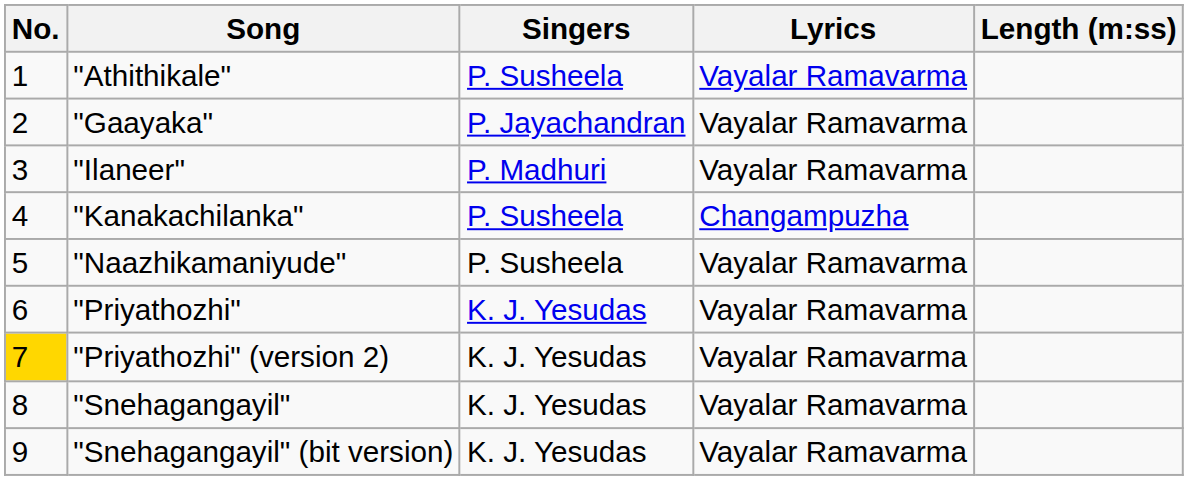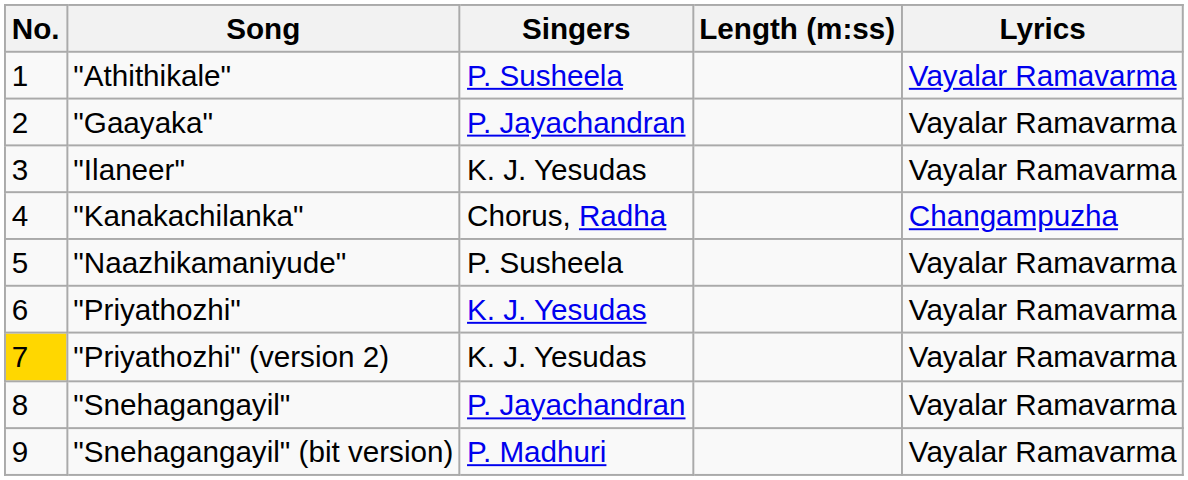columns swapped: (833, 29) <-> (1079, 29)
(537, 169) P. Madhuri -> (557, 169) K. J. Yesudas
(545, 216) P. Susheela -> (567, 216) Chorus, Radha
(557, 404) K. J. Yesudas -> (576, 404) P. Jayachandran
(557, 451) K. J. Yesudas -> (537, 451) P. Madhuri
